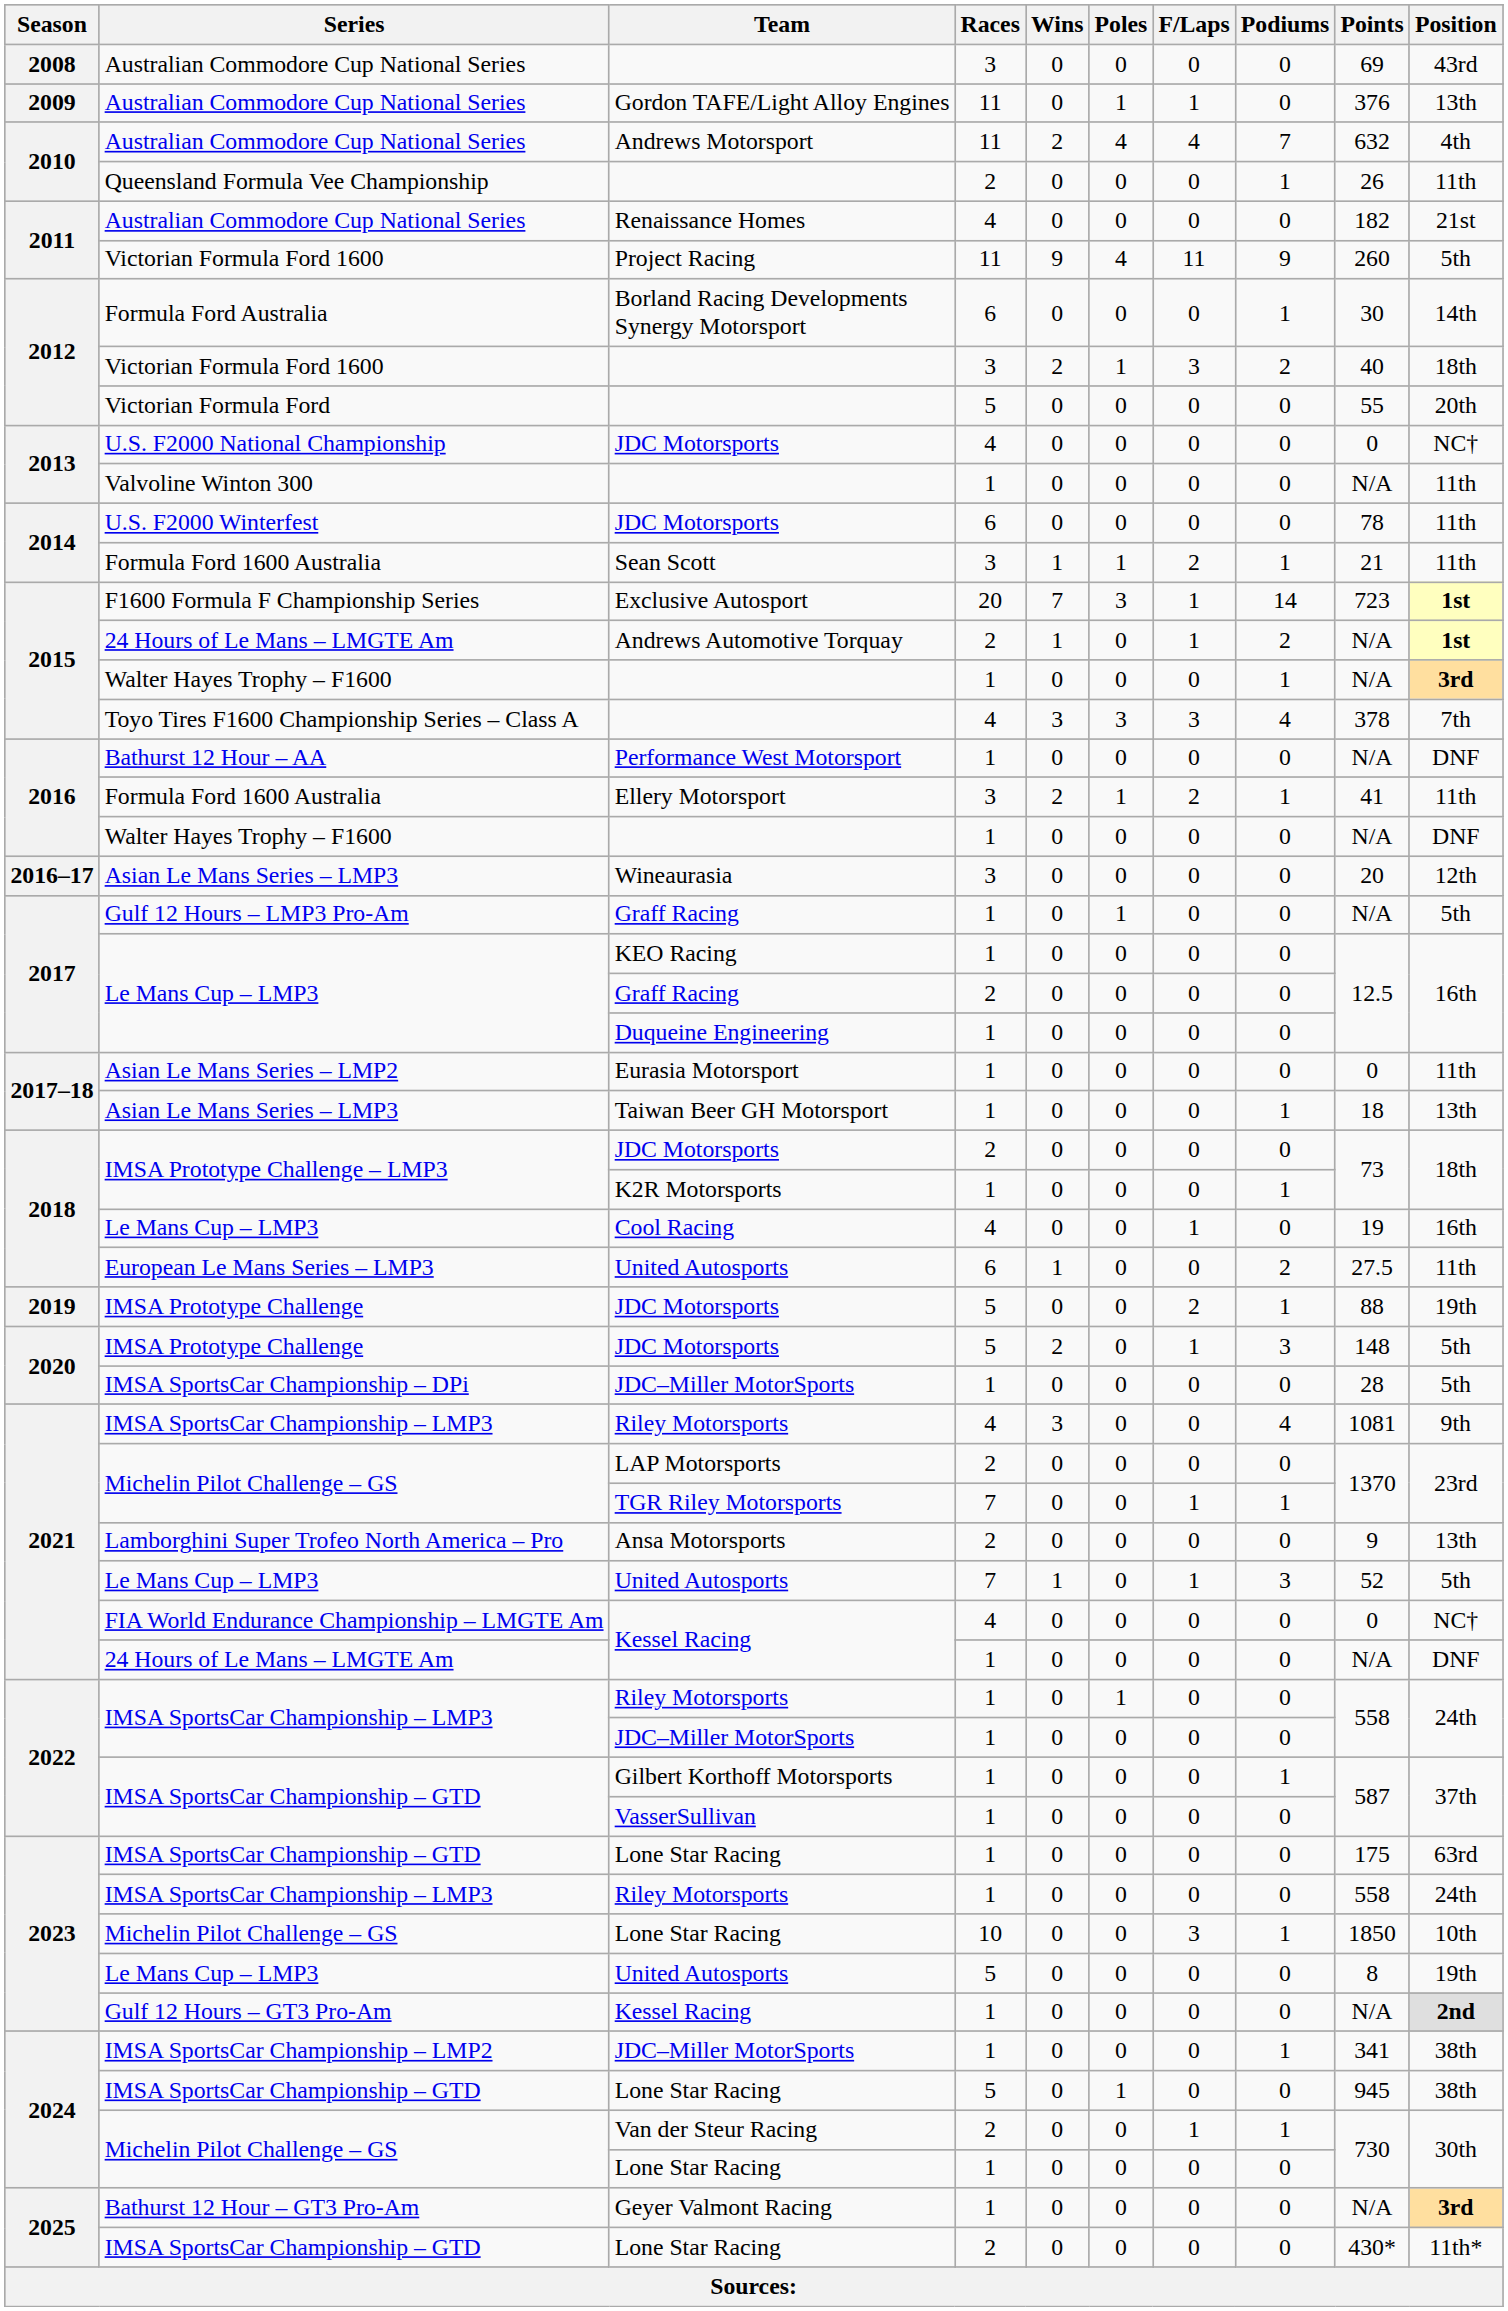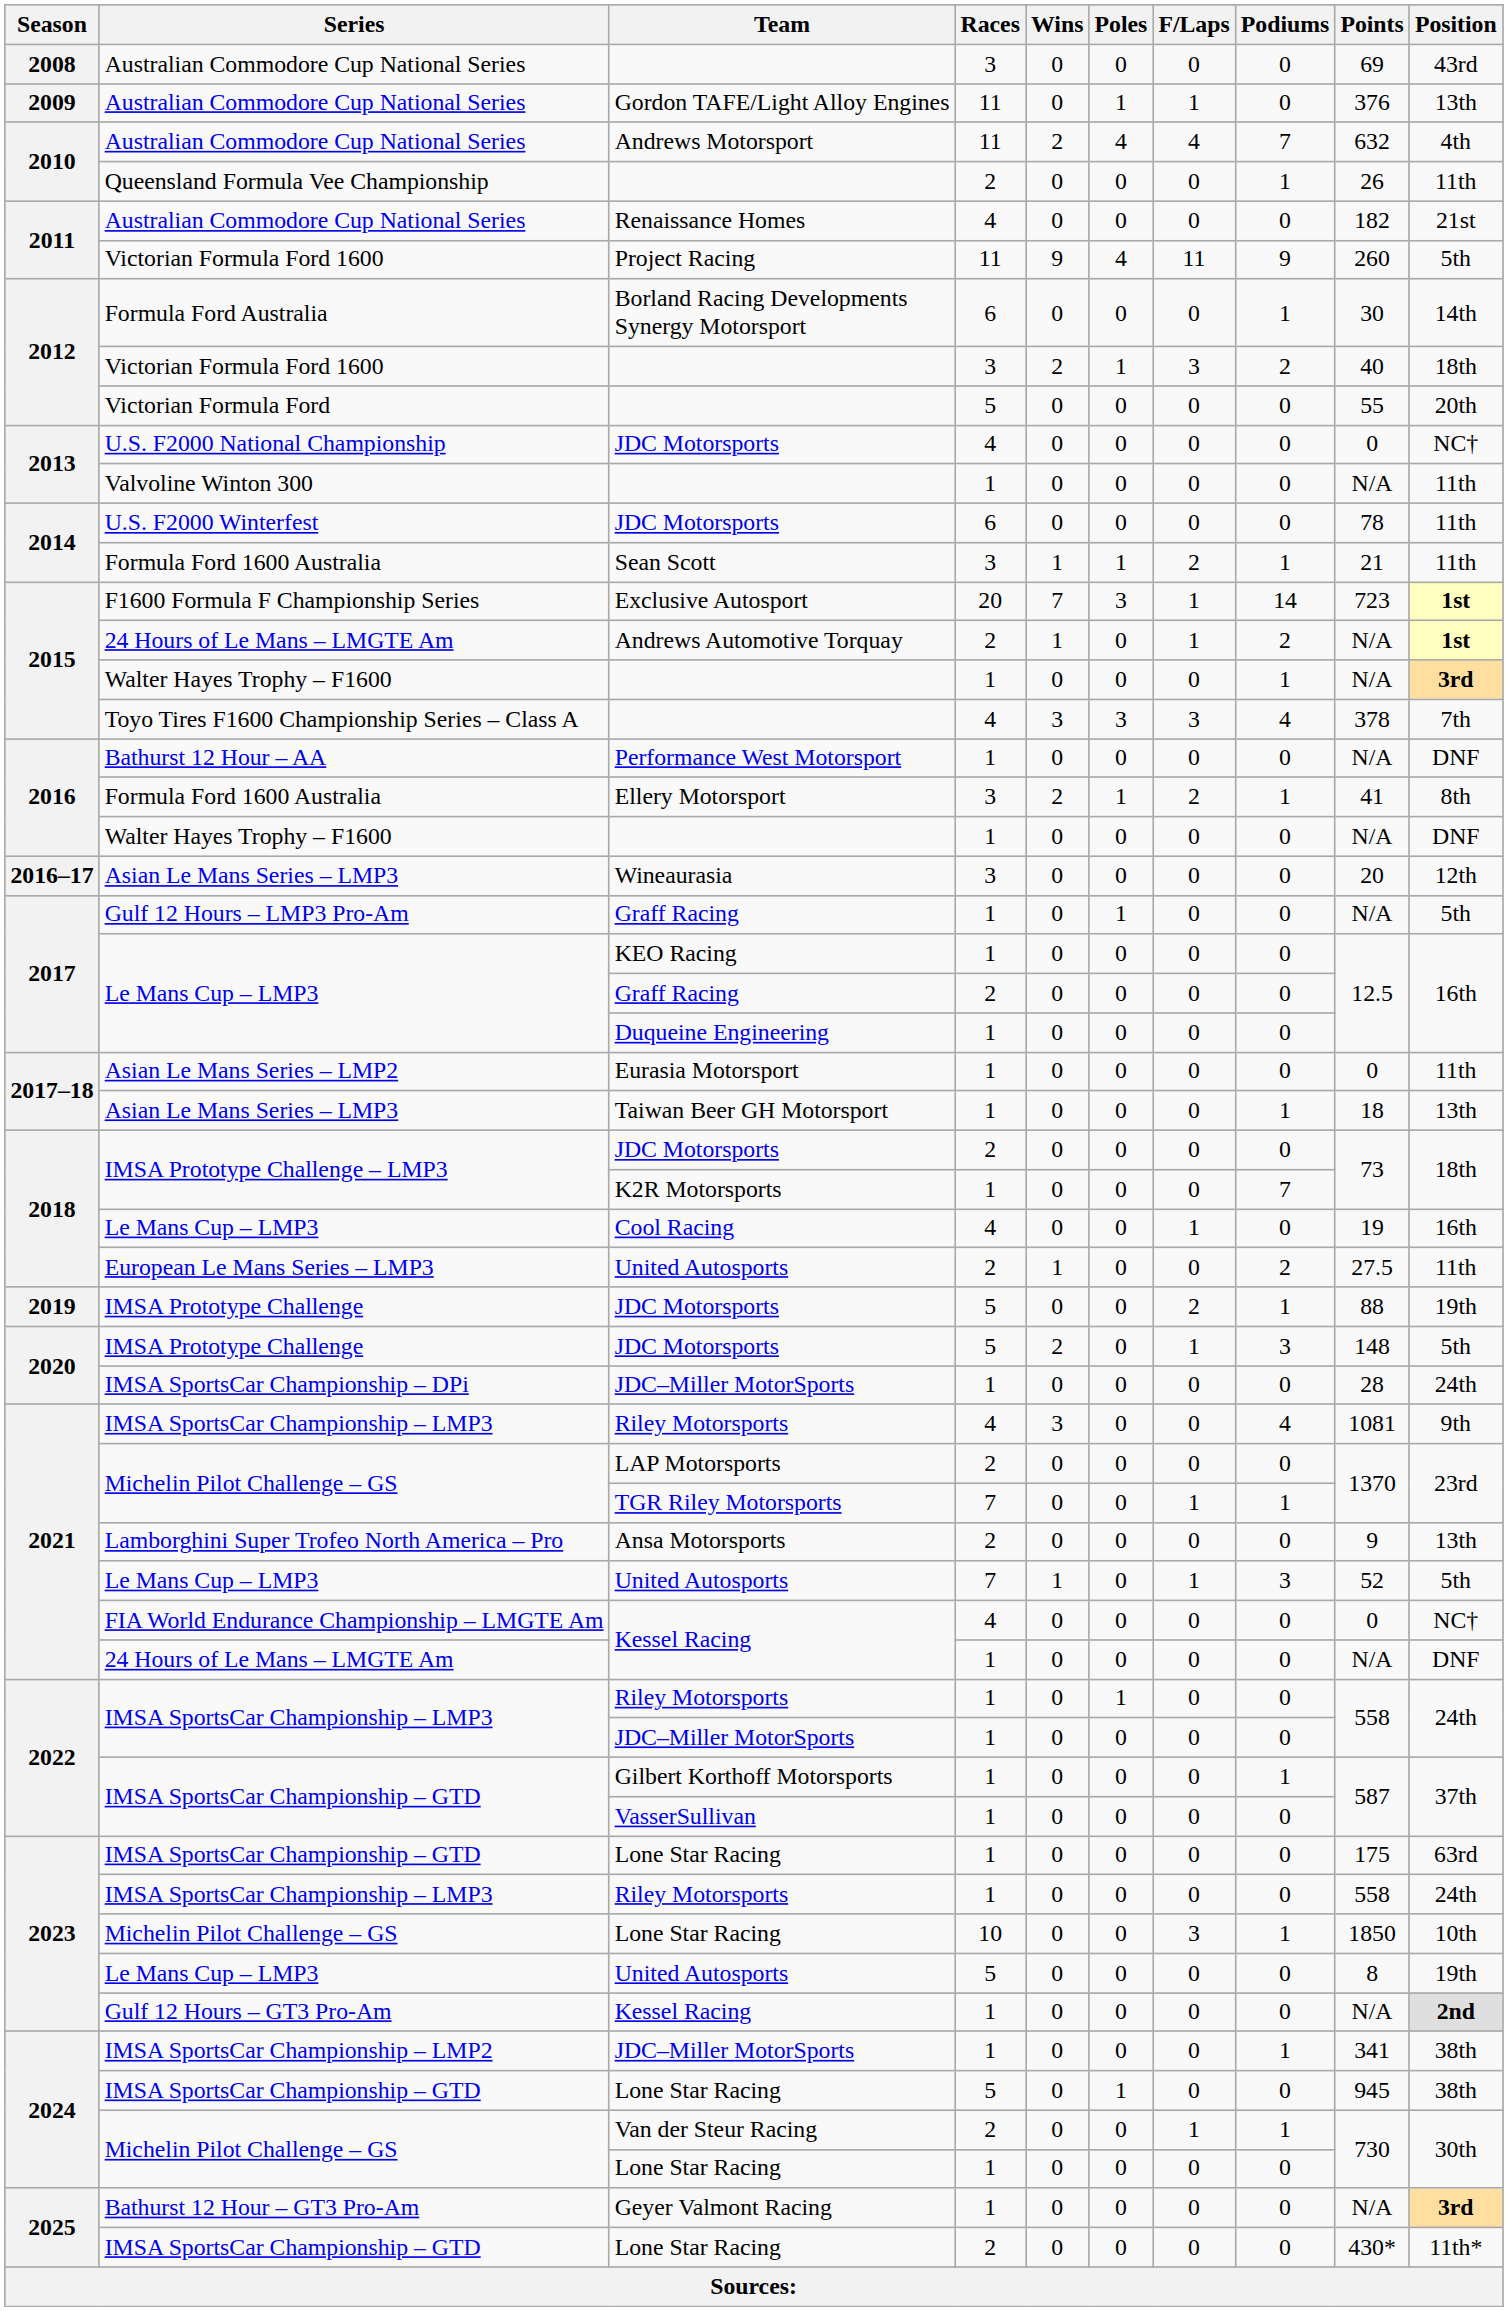(1456, 797) 11th -> (1456, 797) 8th
(1285, 1188) 1 -> (1285, 1188) 7
(990, 1267) 6 -> (990, 1267) 2
(1456, 1384) 5th -> (1456, 1384) 24th
